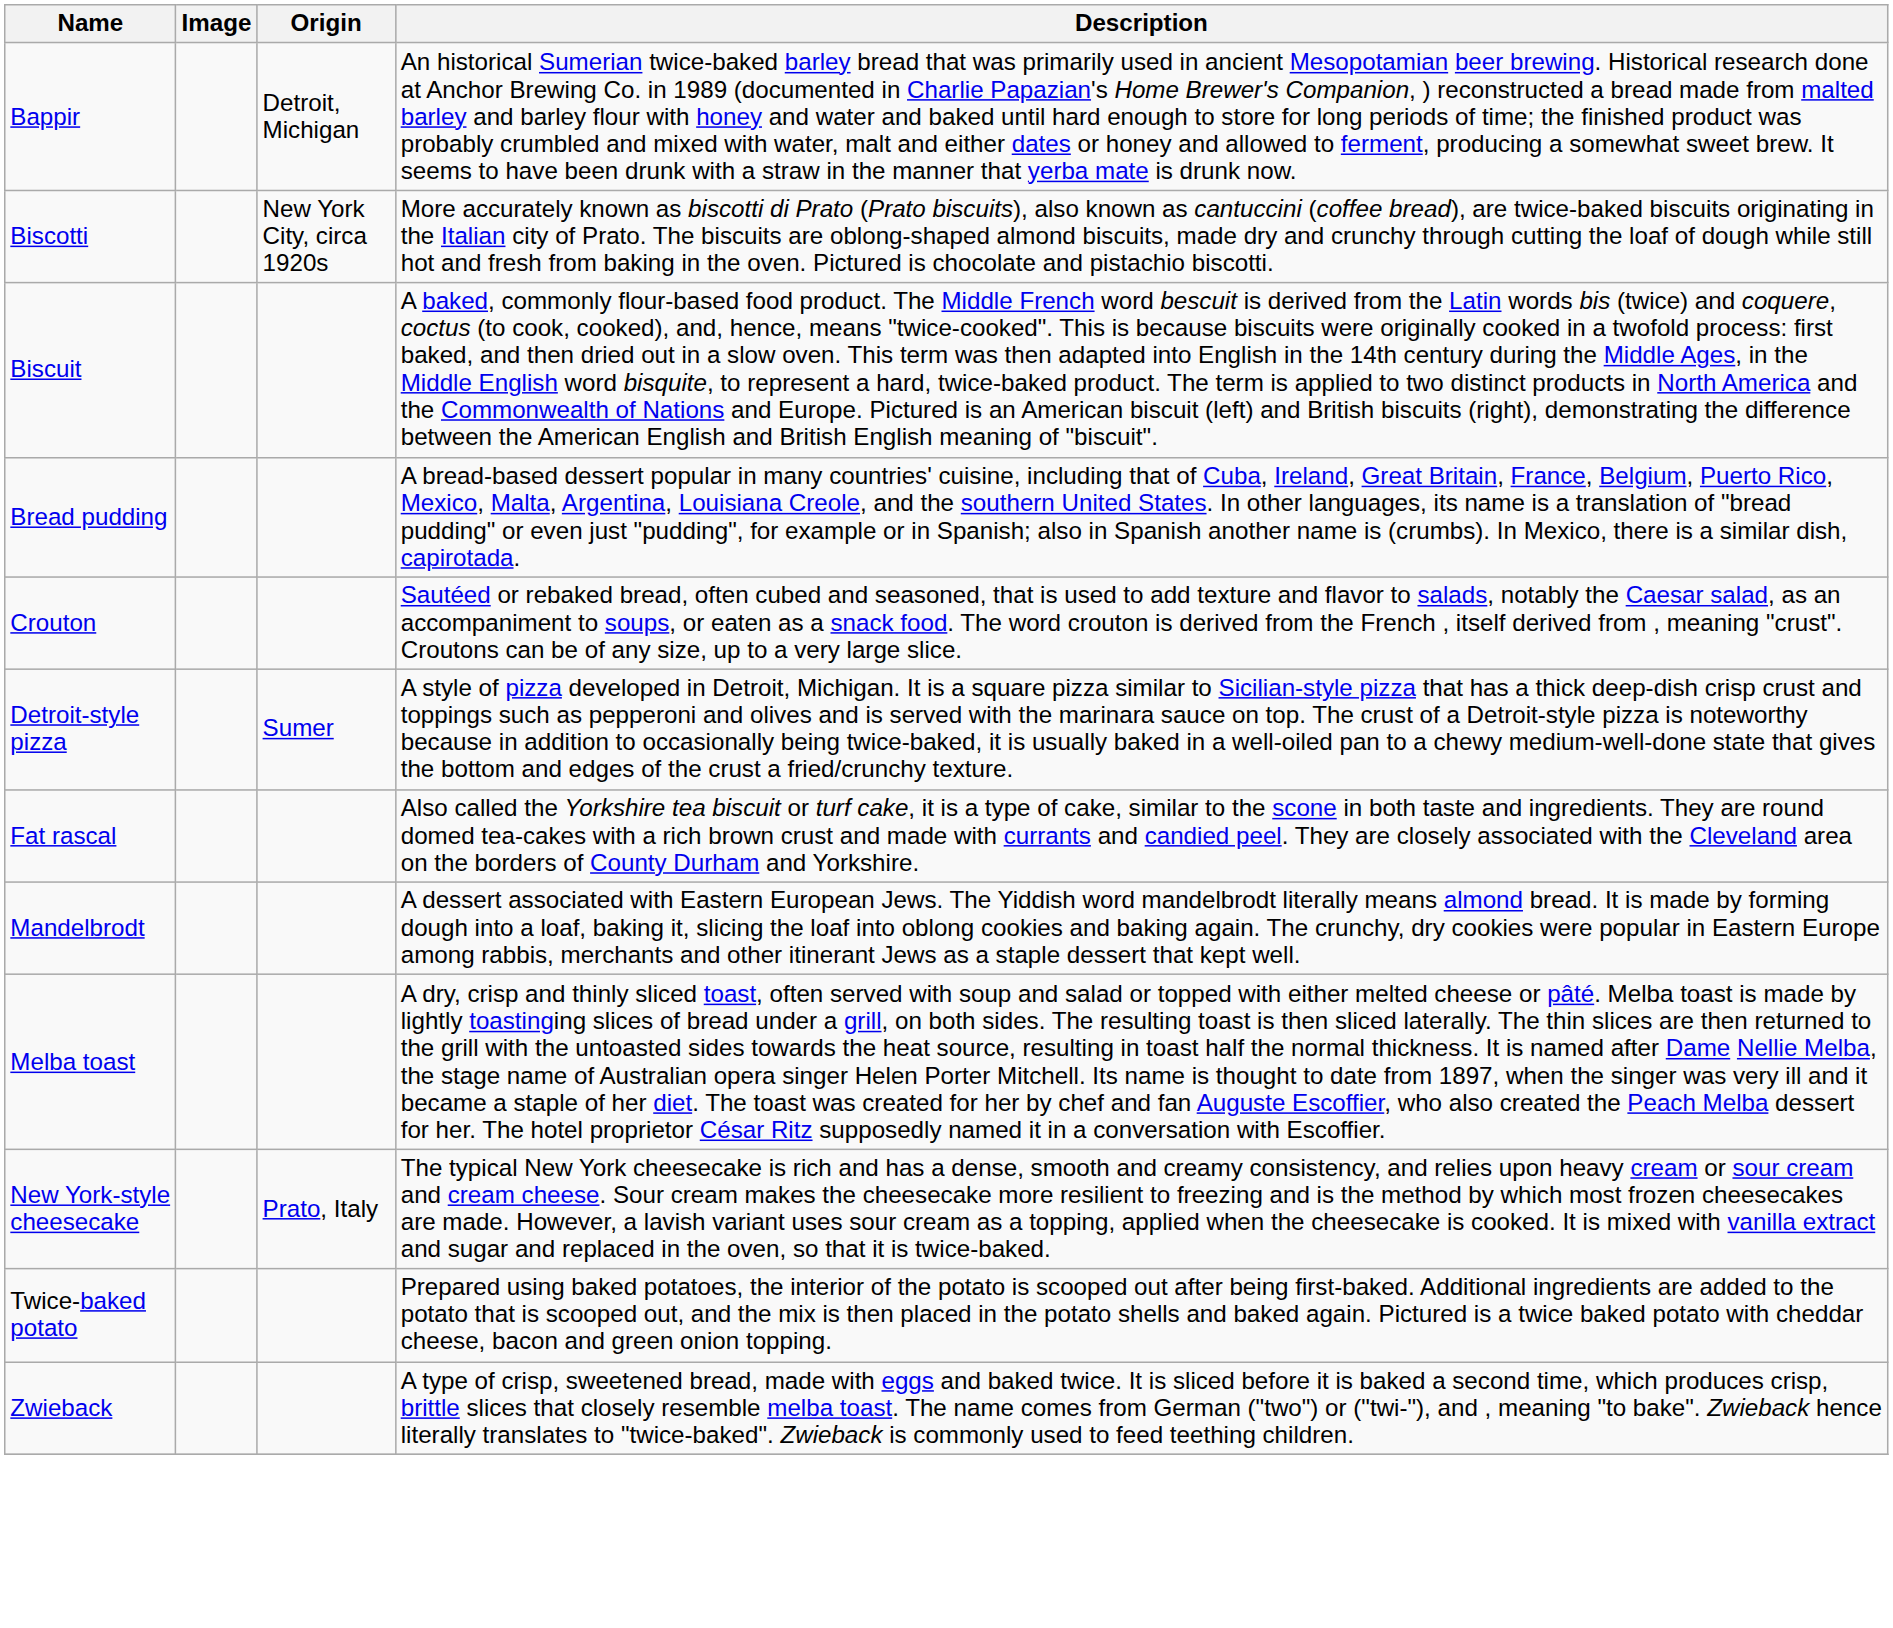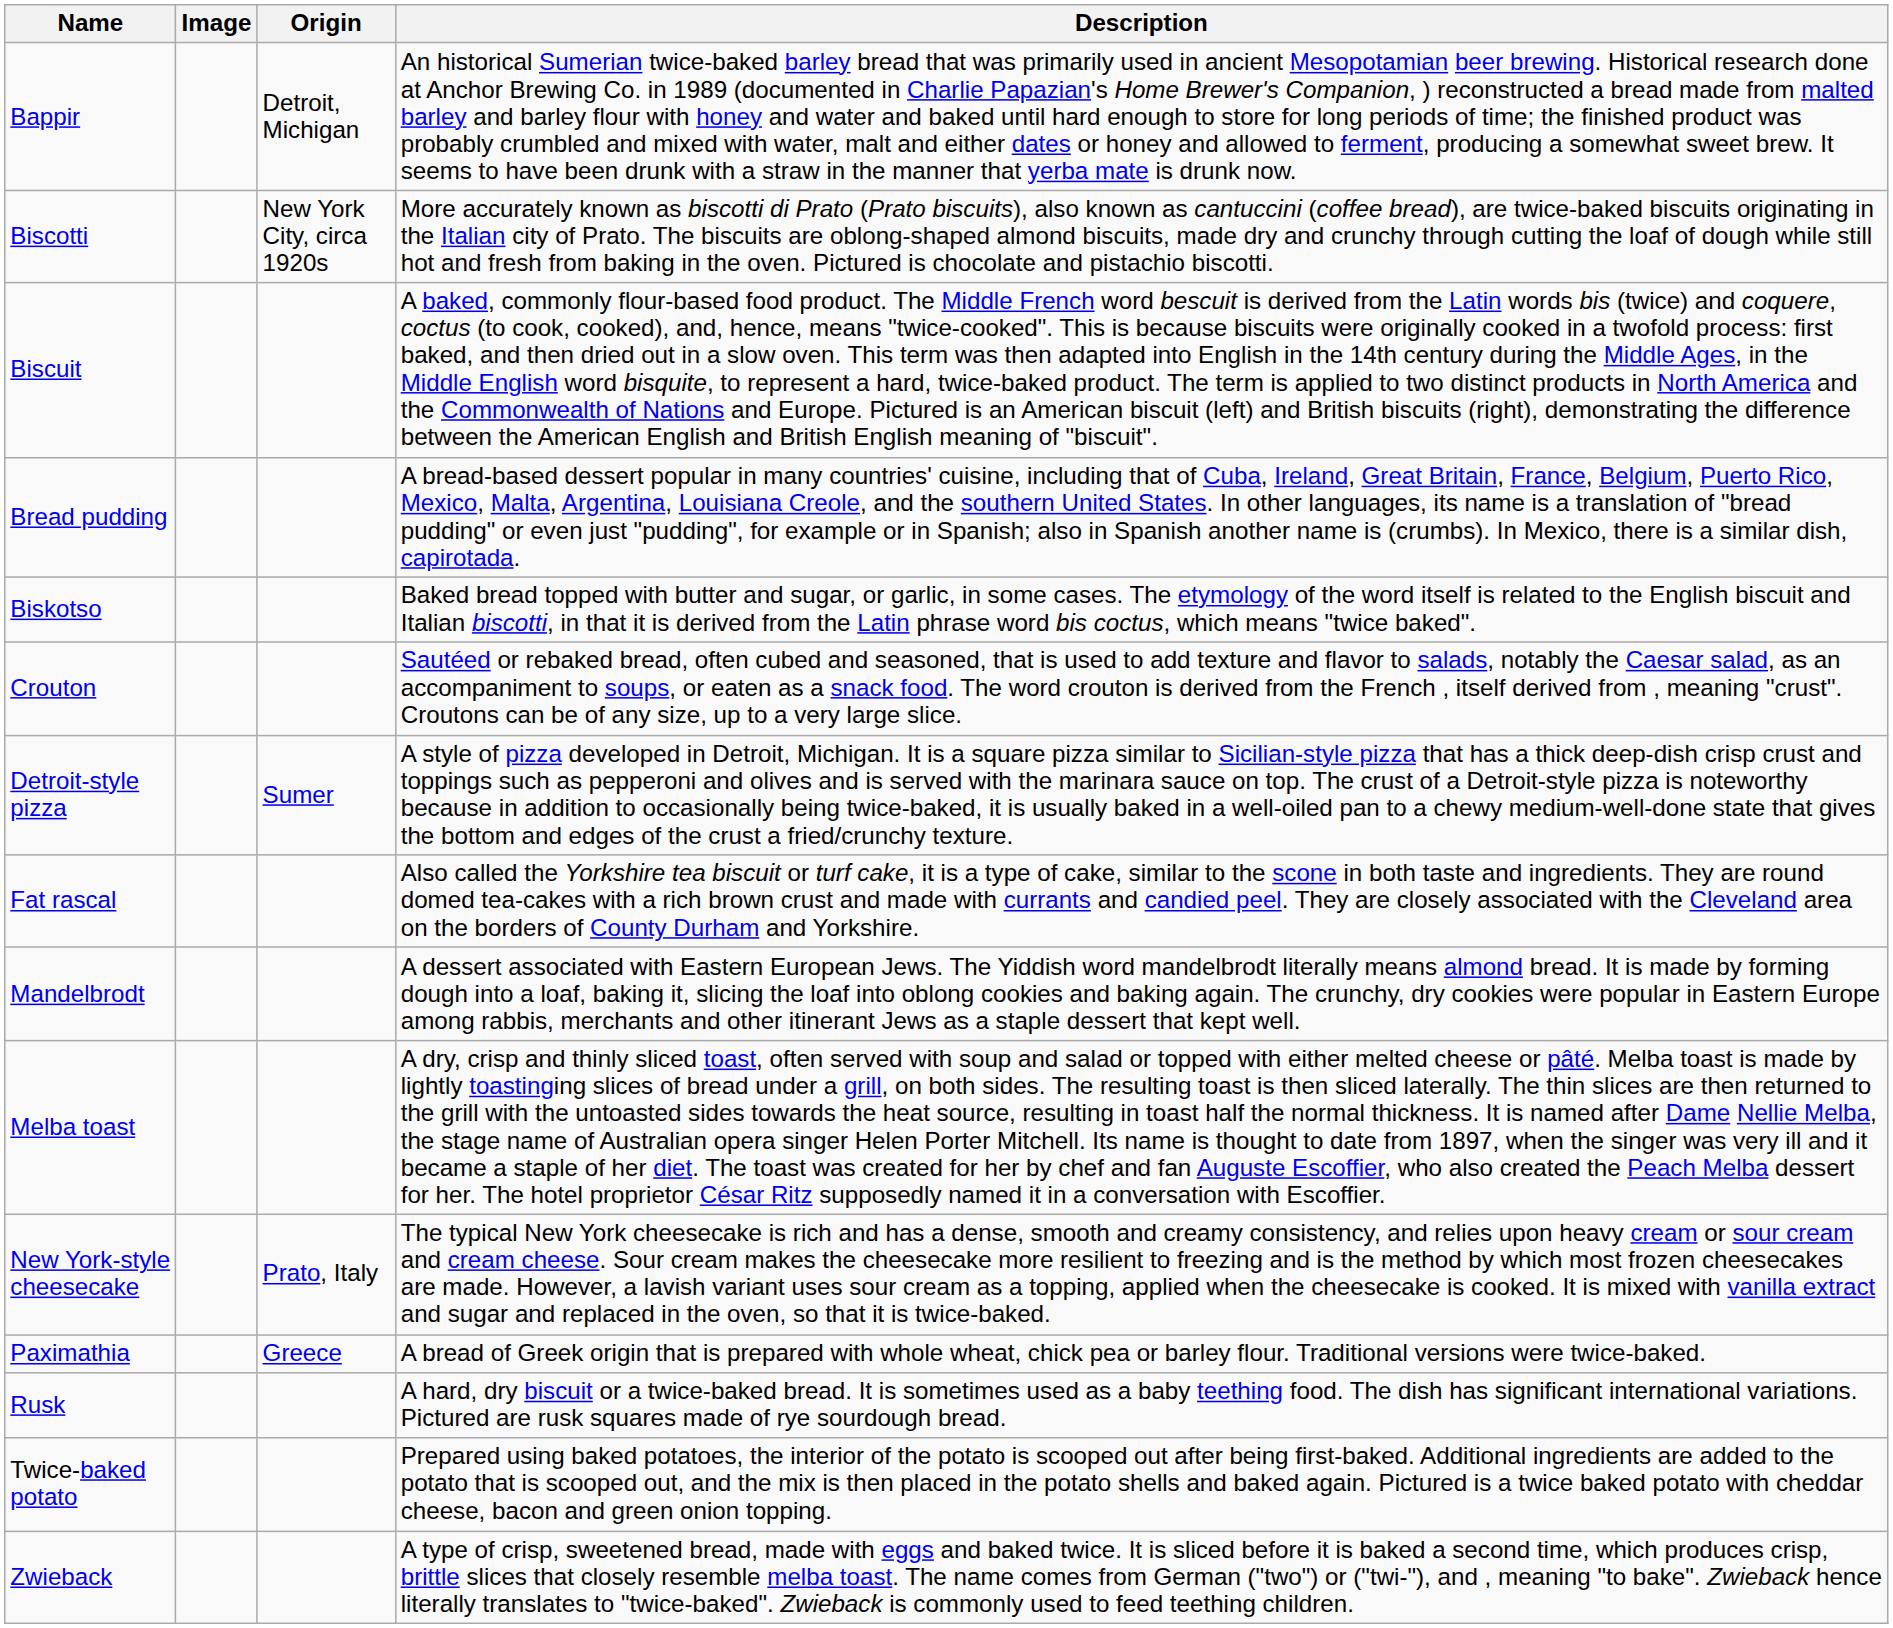+ row: (56, 609)
+ row: (70, 1353)
+ row: (38, 1405)
